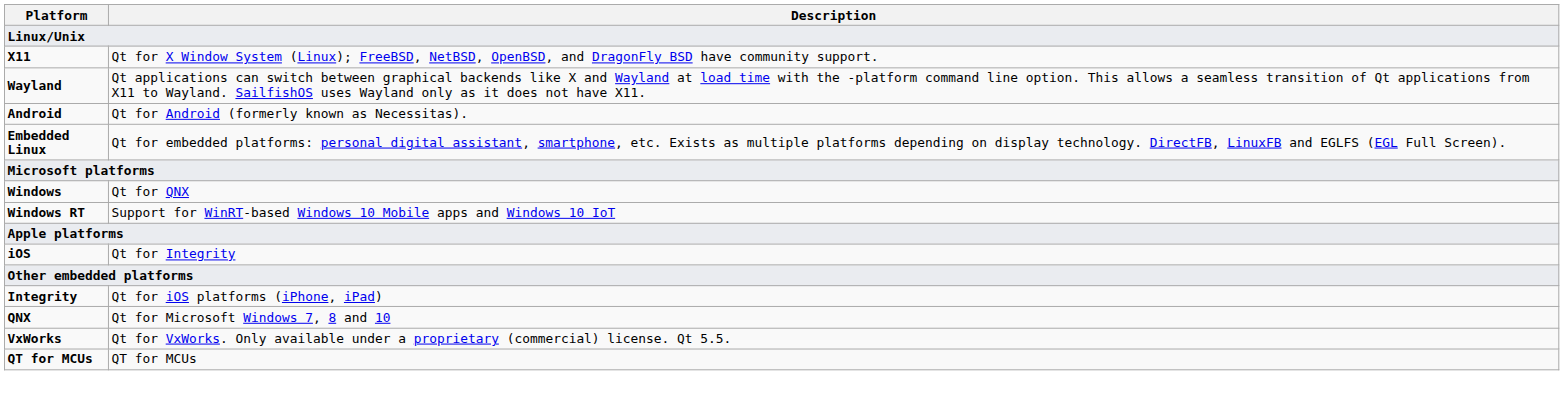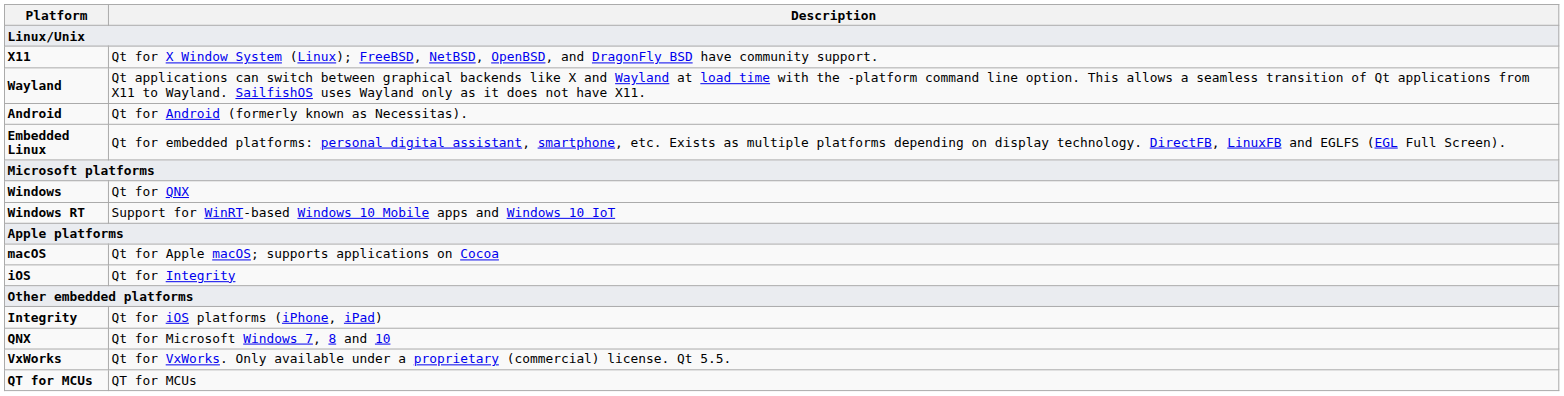+ row: (27, 254)
